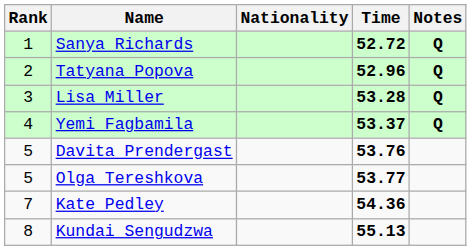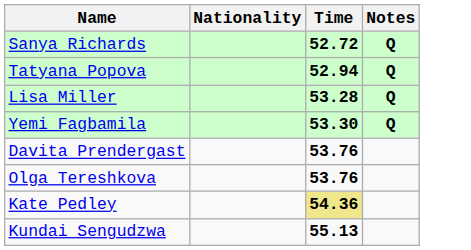- column: (28, 18)
(381, 71) 52.96 -> (334, 71) 52.94
(381, 125) 53.37 -> (334, 125) 53.30
(381, 178) 53.77 -> (334, 178) 53.76
(381, 205) no background -> (334, 205) khaki background
